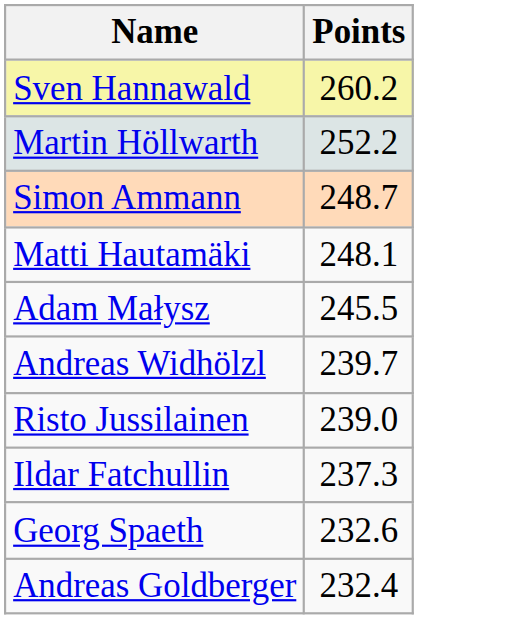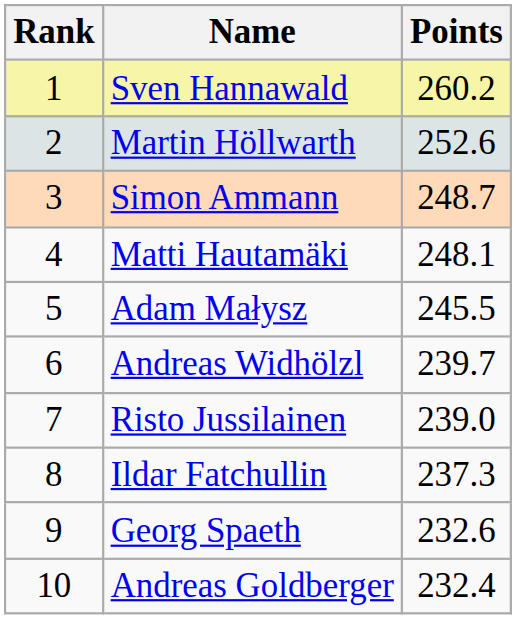+ column: (54, 32)
(359, 142) 252.2 -> (456, 142) 252.6
